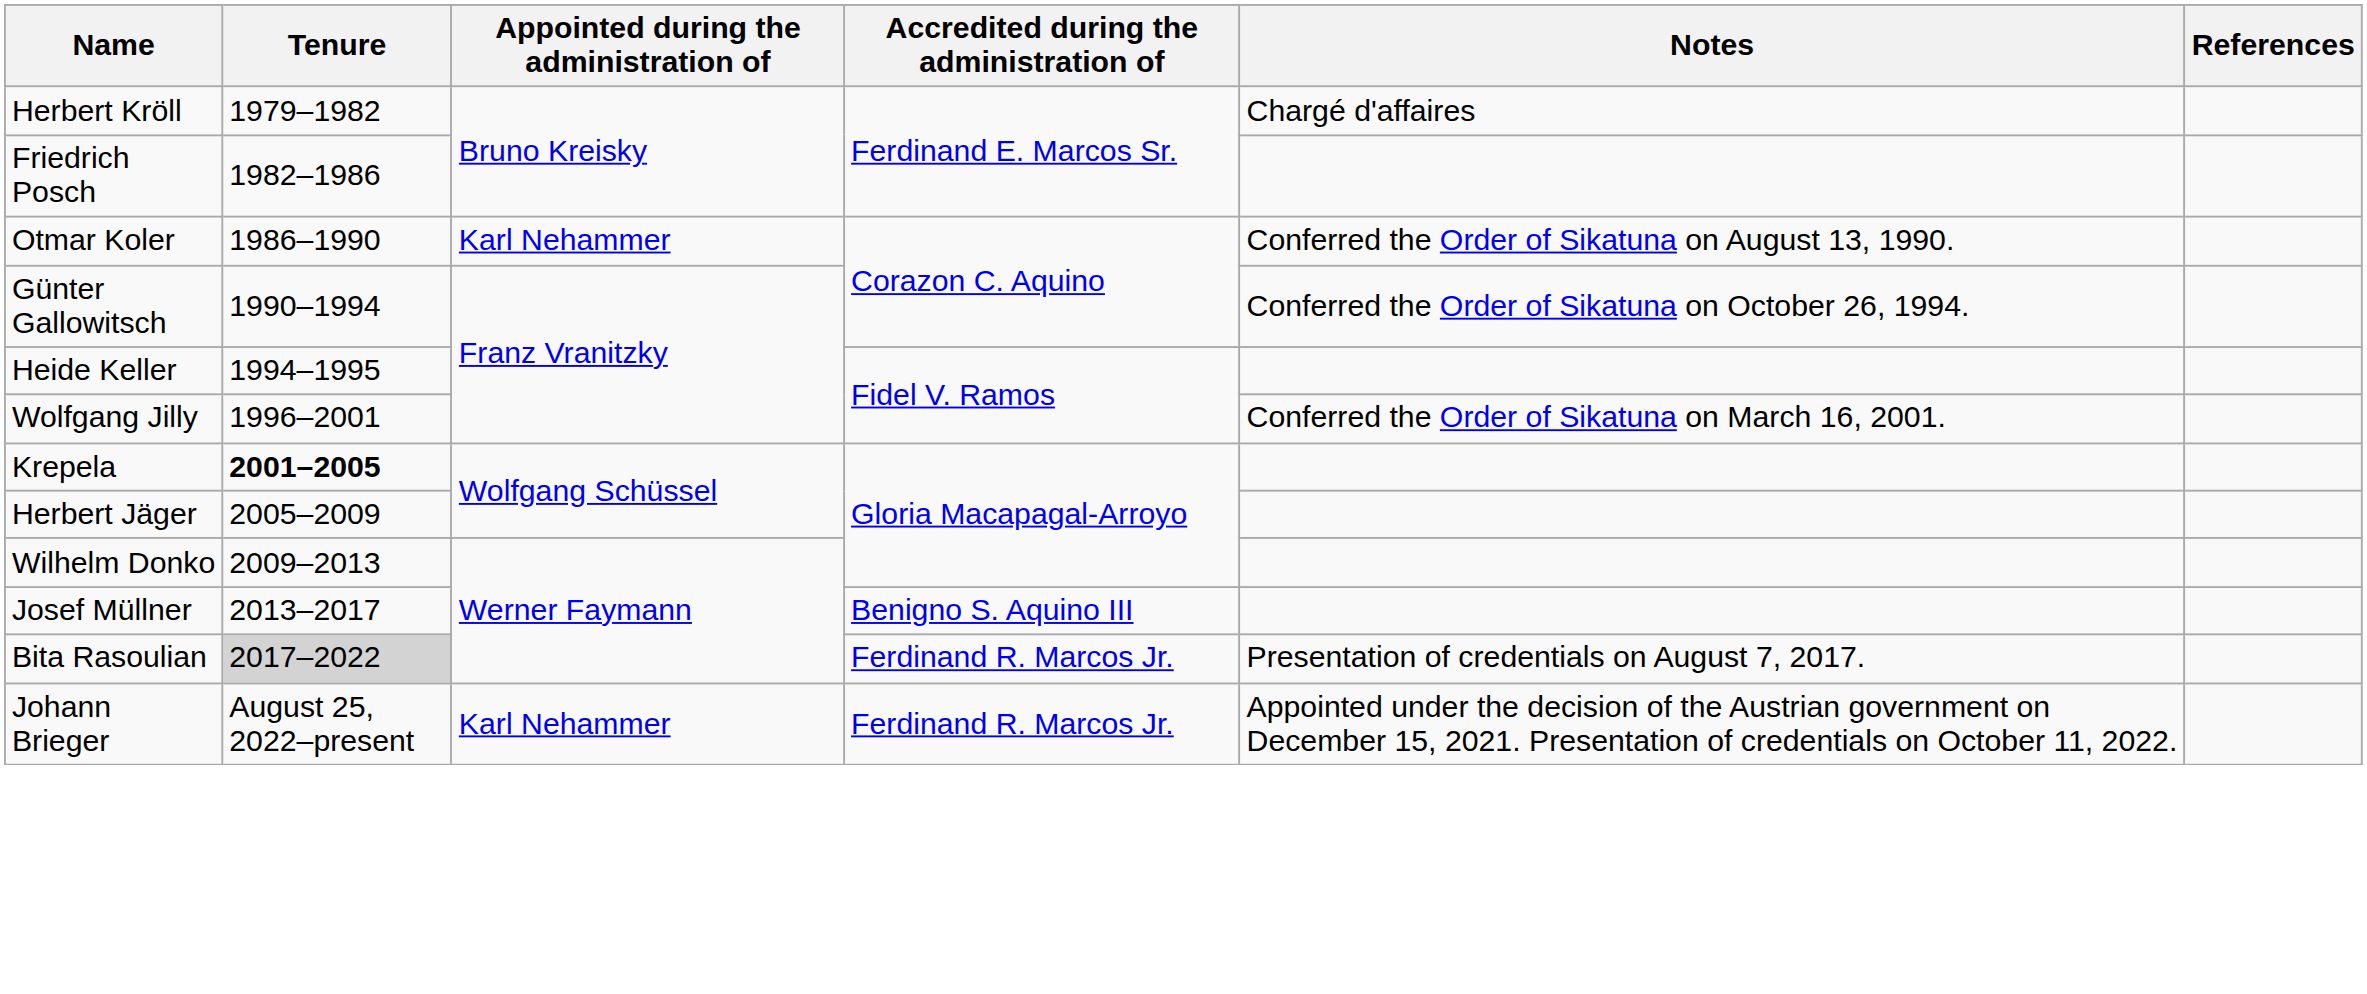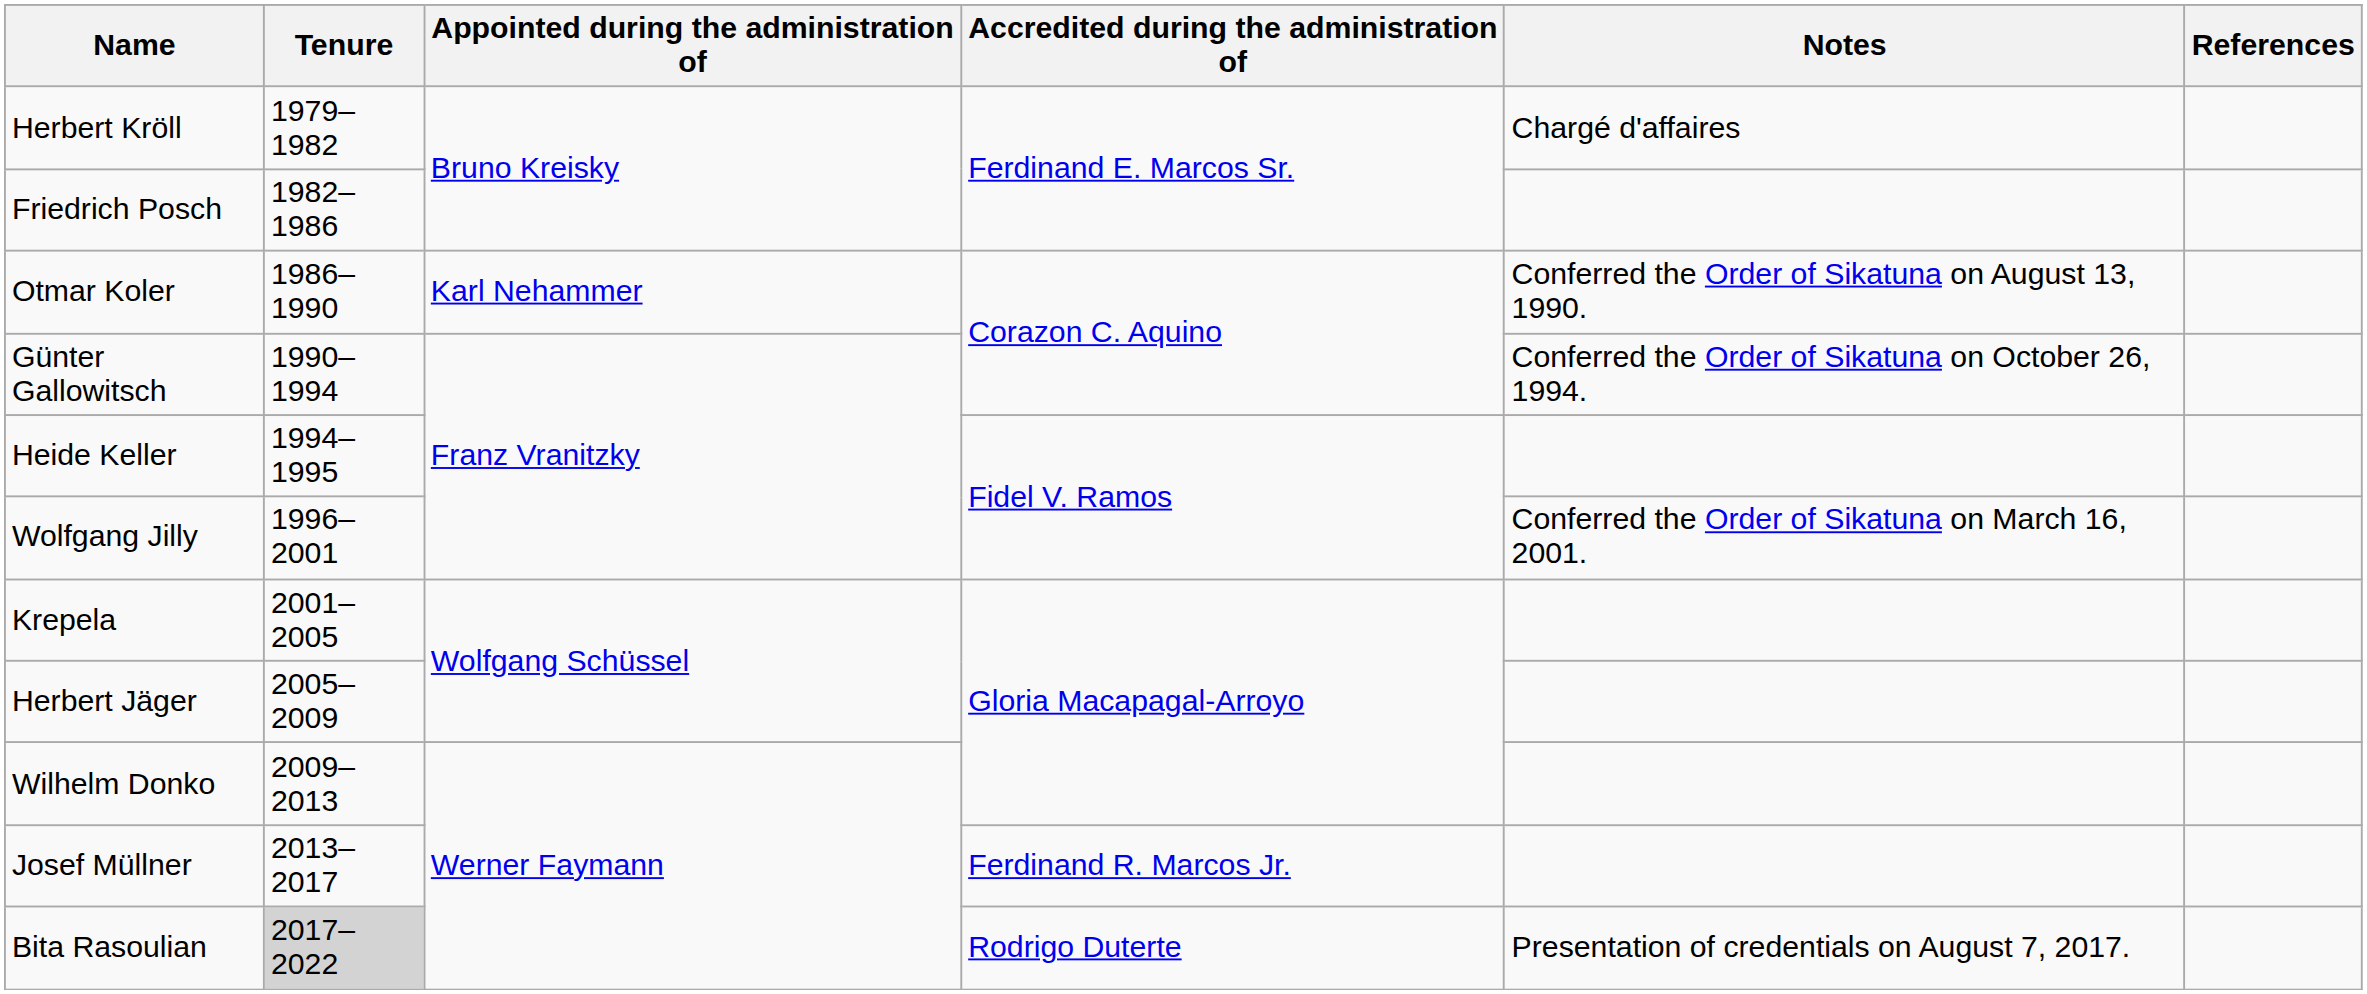(305, 466) bold -> (313, 619) normal
(992, 610) Benigno S. Aquino III -> (1130, 865) Ferdinand R. Marcos Jr.
(1012, 658) Ferdinand R. Marcos Jr. -> (1075, 947) Rodrigo Duterte
- row: (62, 723)
